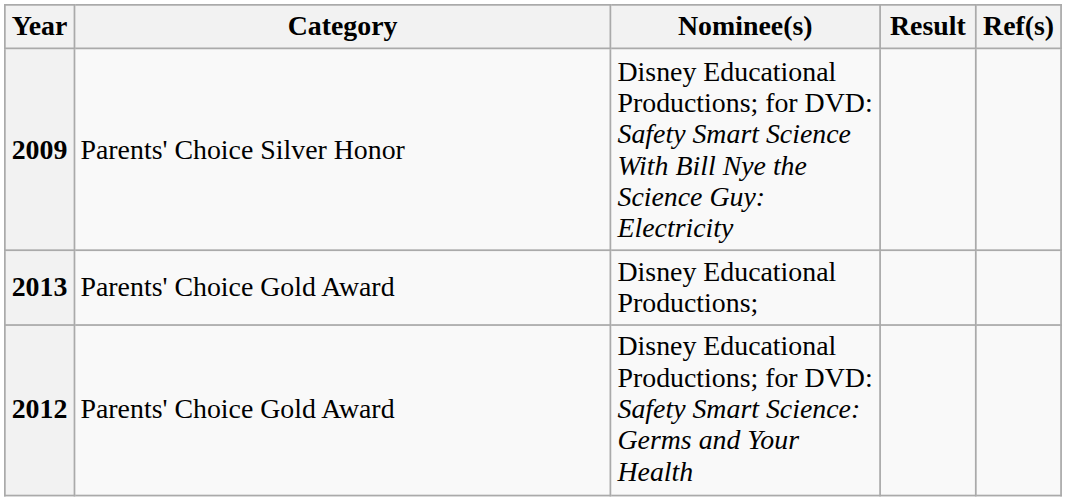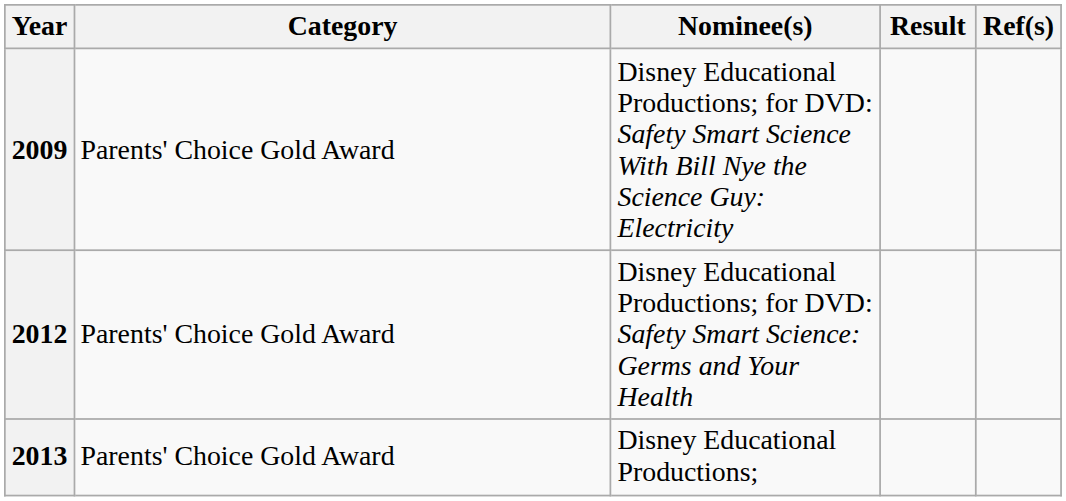(243, 149) Parents' Choice Silver Honor -> (238, 149) Parents' Choice Gold Award
rows swapped: (39, 409) <-> (39, 287)
